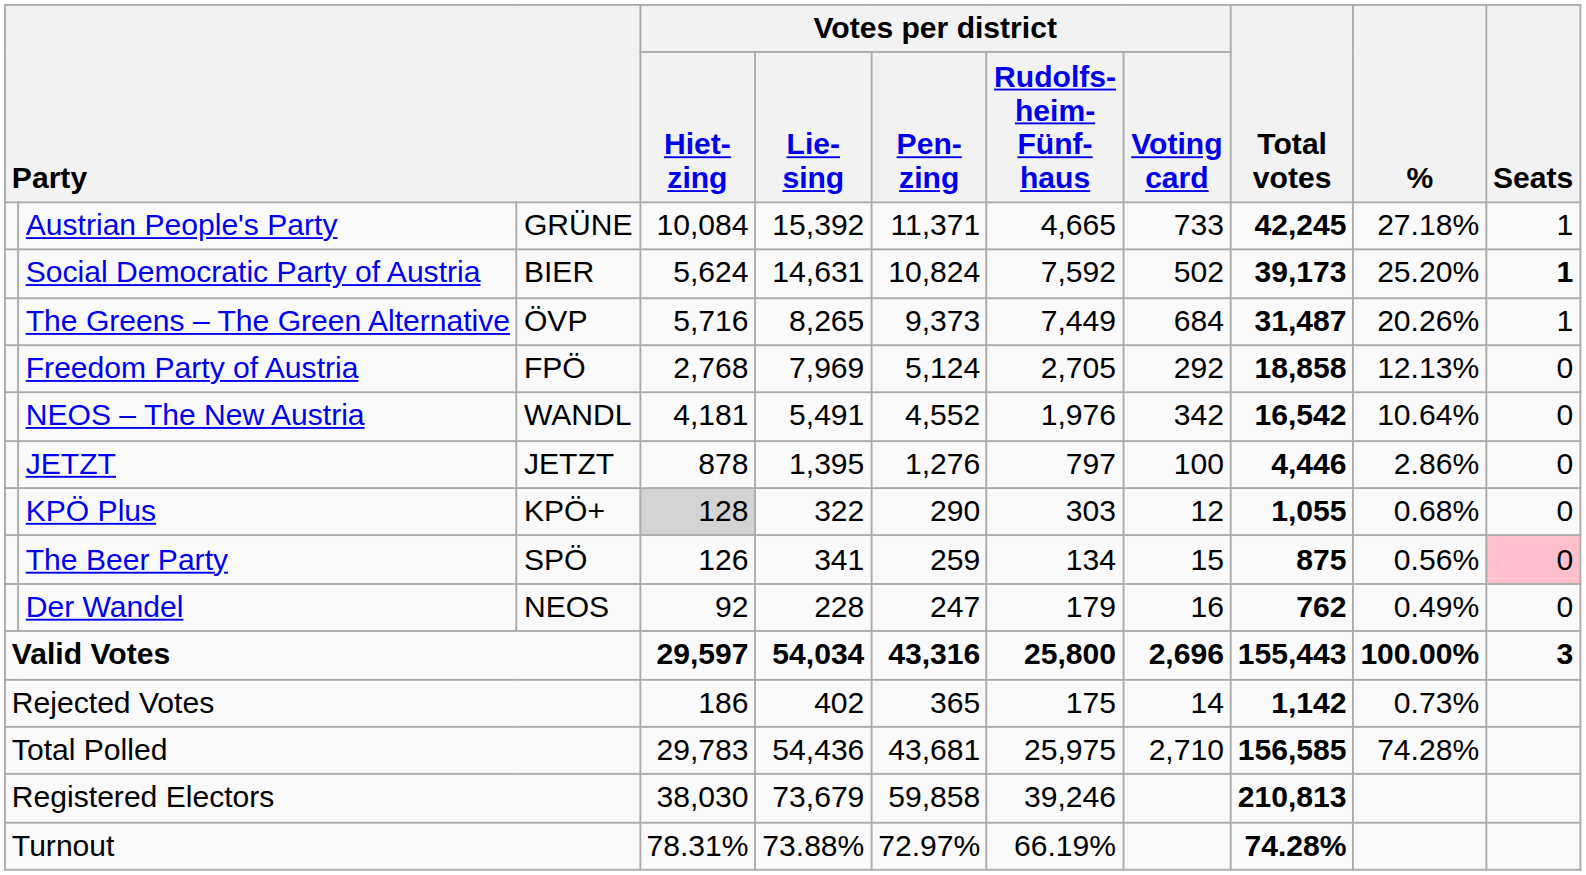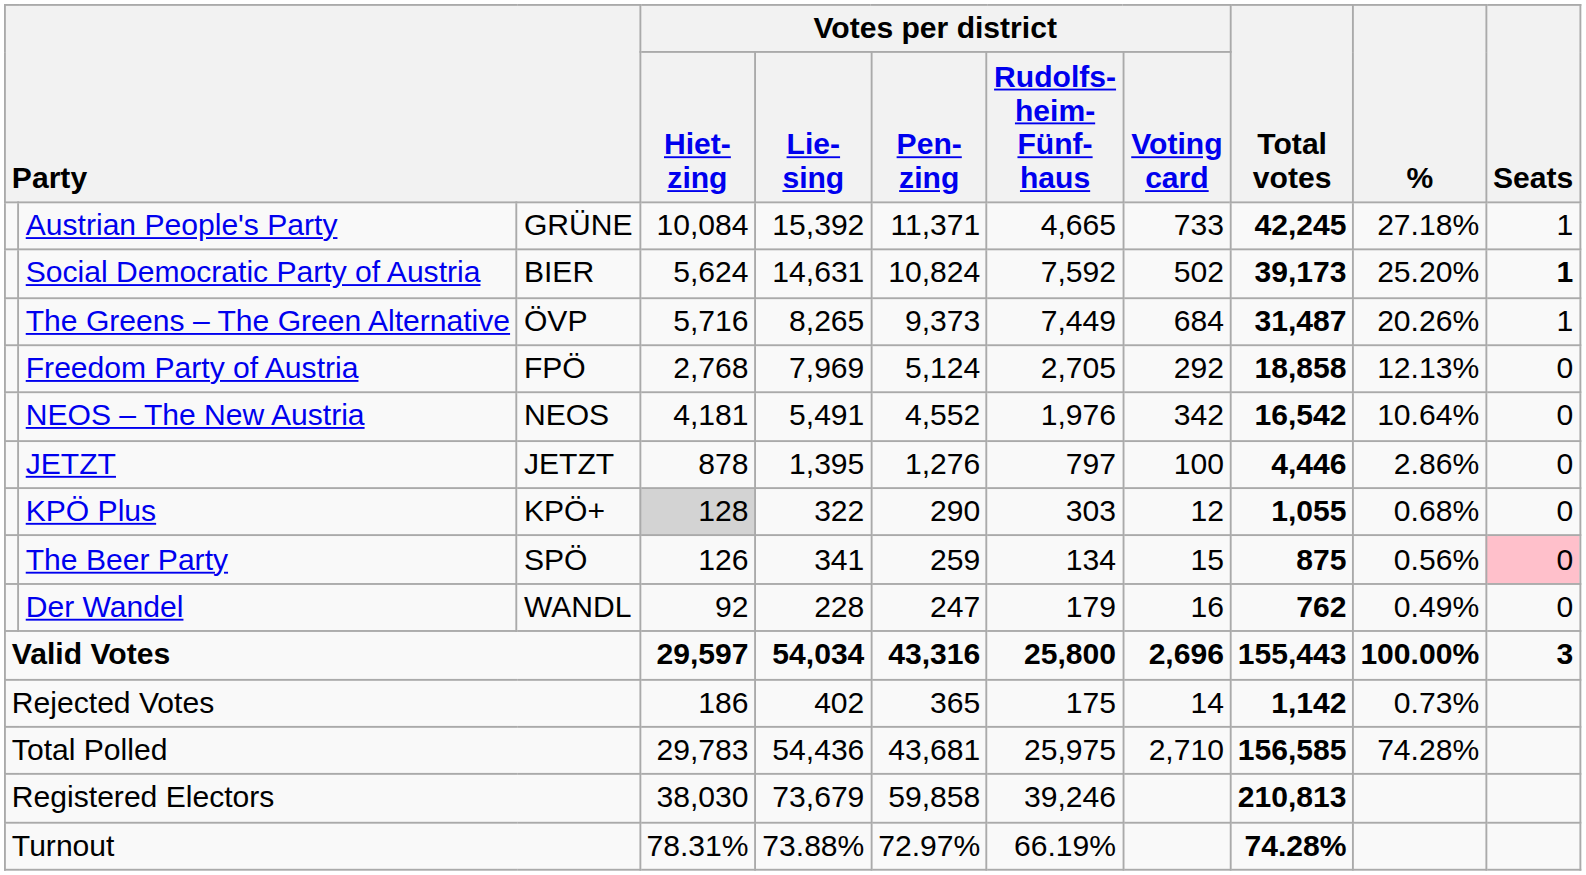(578, 416) WANDL -> (567, 416) NEOS
(567, 606) NEOS -> (578, 606) WANDL
